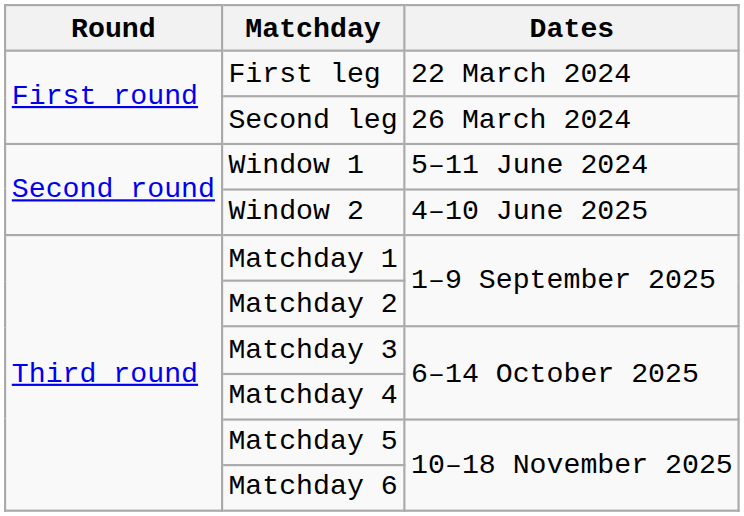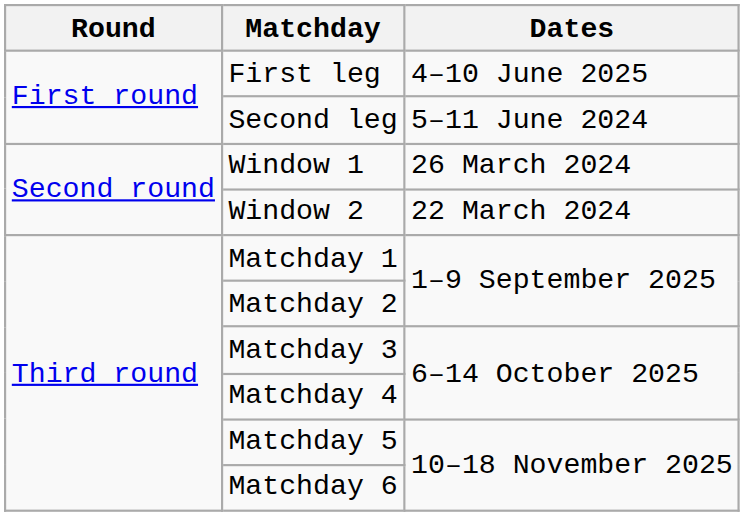(521, 74) 22 March 2024 -> (530, 74) 4–10 June 2025
(521, 120) 26 March 2024 -> (530, 120) 5–11 June 2024
(530, 166) 5–11 June 2024 -> (521, 166) 26 March 2024
(530, 212) 4–10 June 2025 -> (521, 212) 22 March 2024
